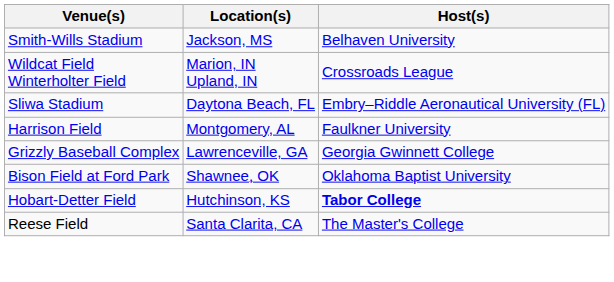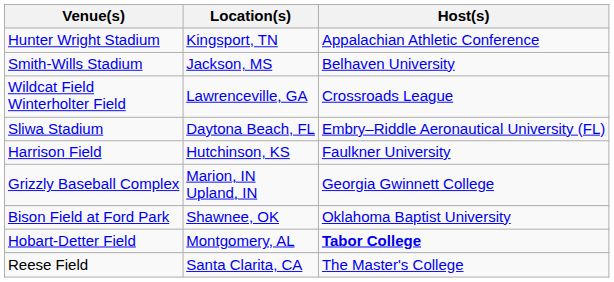+ row: (84, 40)
(222, 72) Marion, IN Upland, IN -> (247, 96) Lawrenceville, GA
(240, 128) Montgomery, AL -> (238, 152) Hutchinson, KS
(247, 152) Lawrenceville, GA -> (222, 184) Marion, IN Upland, IN
(238, 200) Hutchinson, KS -> (240, 241) Montgomery, AL
